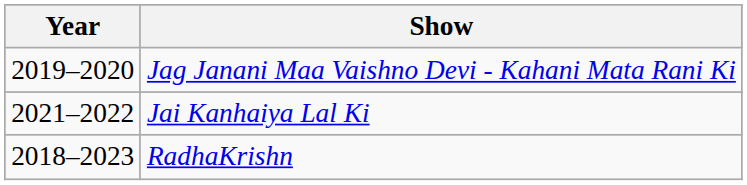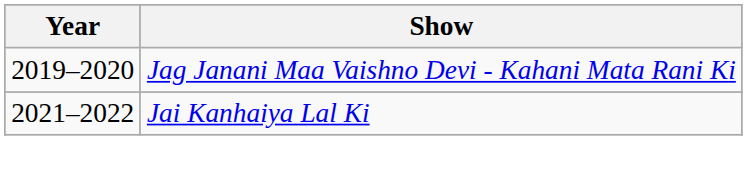- row: (220, 156)
